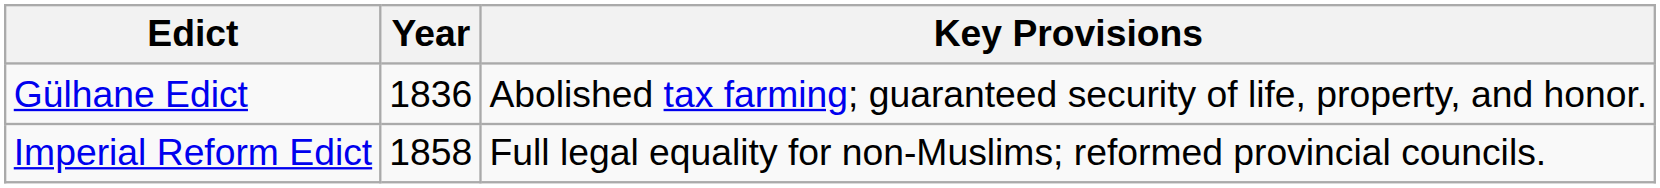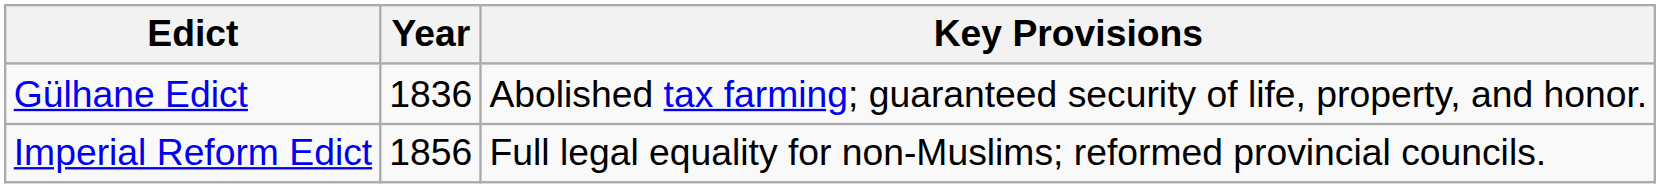(431, 152) 1858 -> (431, 152) 1856
